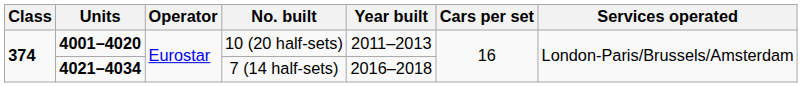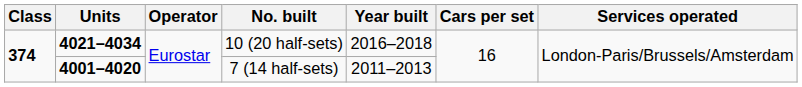(100, 43) 4001–4020 -> (100, 43) 4021–4034
(391, 43) 2011–2013 -> (391, 43) 2016–2018
(100, 69) 4021–4034 -> (100, 69) 4001–4020
(391, 69) 2016–2018 -> (391, 69) 2011–2013
